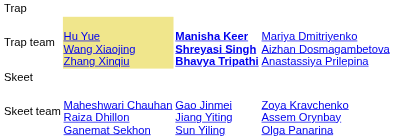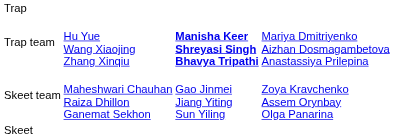(99, 49) khaki background -> (99, 49) no background
rows swapped: (18, 77) <-> (32, 111)
